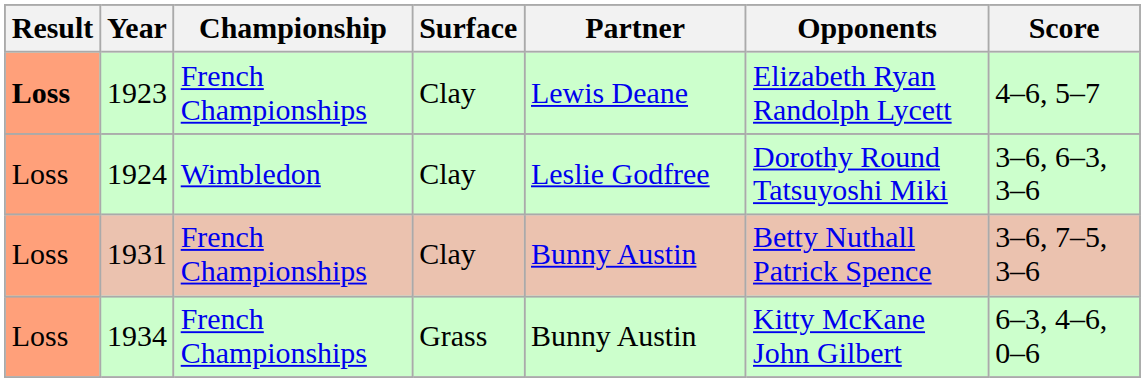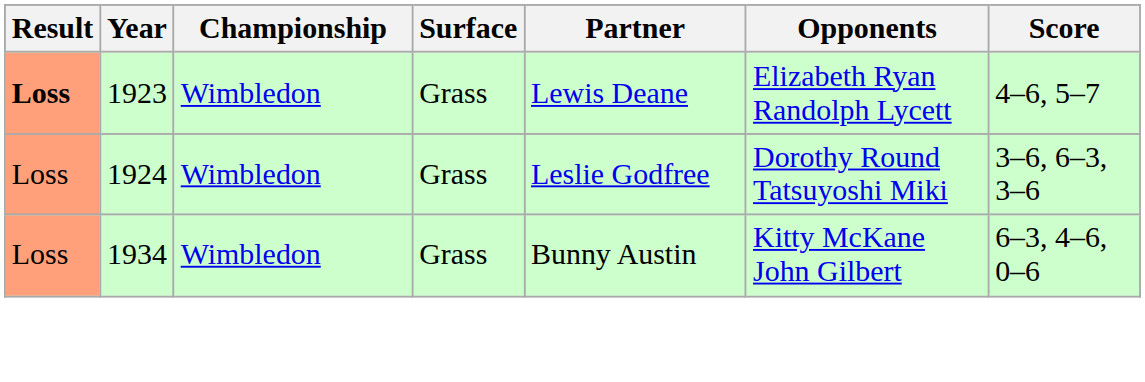(274, 92) French Championships -> (251, 92) Wimbledon
(447, 92) Clay -> (453, 92) Grass
(447, 173) Clay -> (453, 173) Grass
- row: (137, 254)
(274, 335) French Championships -> (251, 254) Wimbledon
